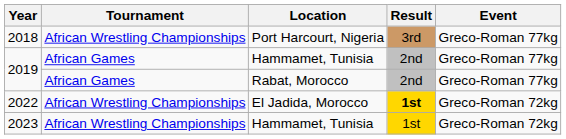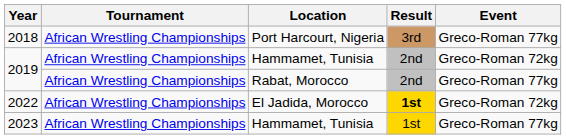(90, 59) African Games -> (145, 59) African Wrestling Championships
(498, 59) Greco-Roman 77kg -> (498, 59) Greco-Roman 72kg
(90, 80) African Games -> (145, 80) African Wrestling Championships
(498, 124) Greco-Roman 72kg -> (498, 124) Greco-Roman 77kg
